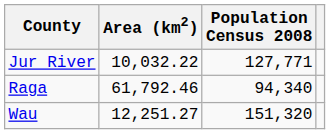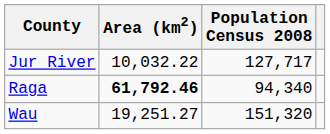(279, 63) 127,771 -> (279, 63) 127,717
(155, 89) normal -> (155, 89) bold
(155, 115) 12,251.27 -> (155, 115) 19,251.27
